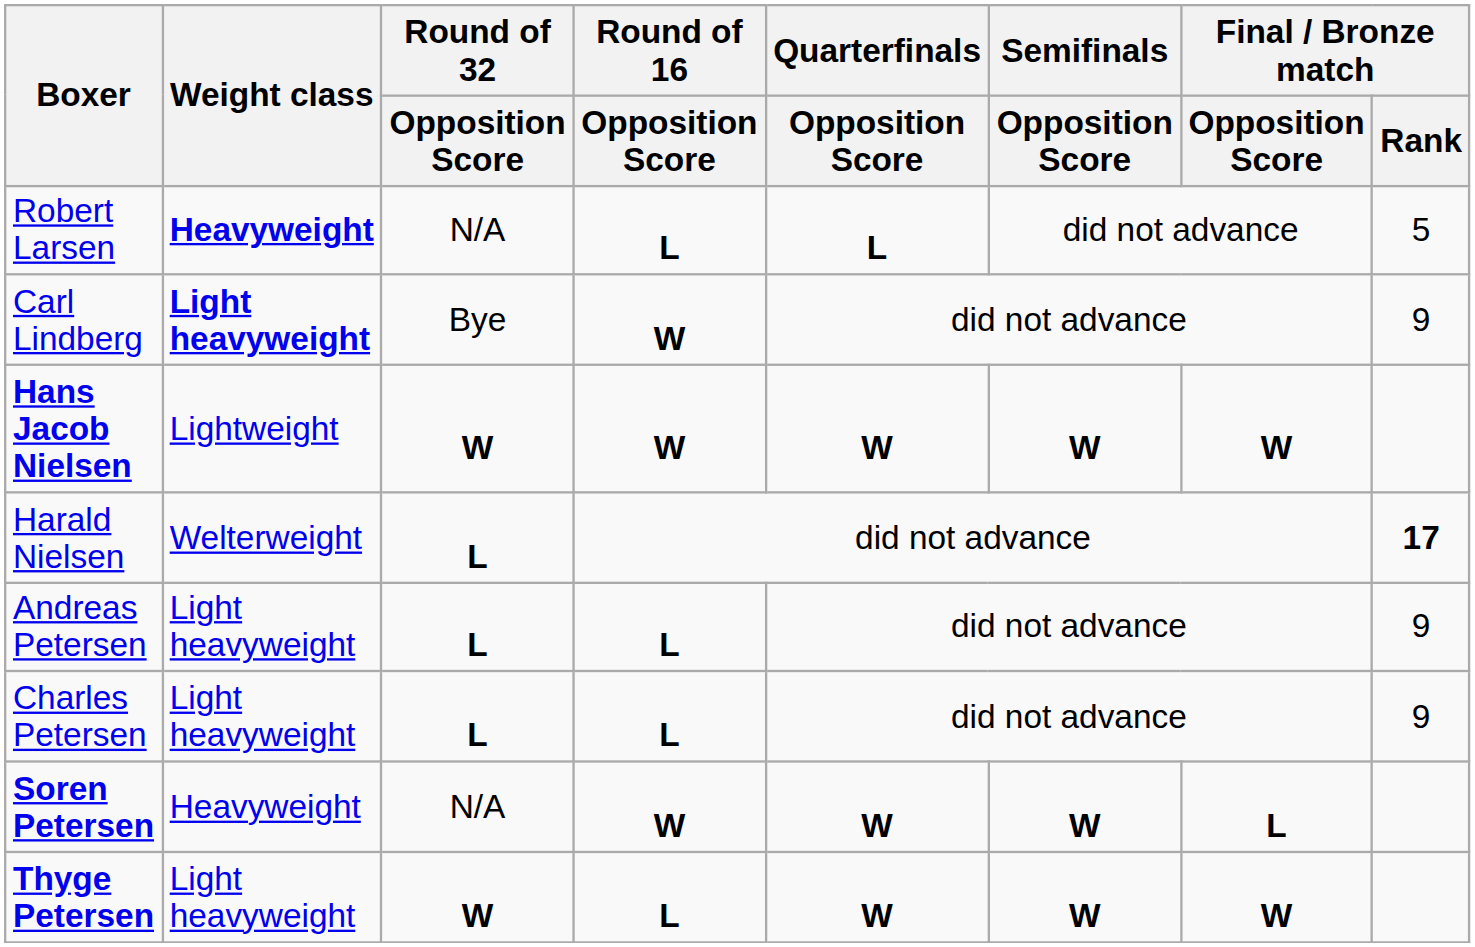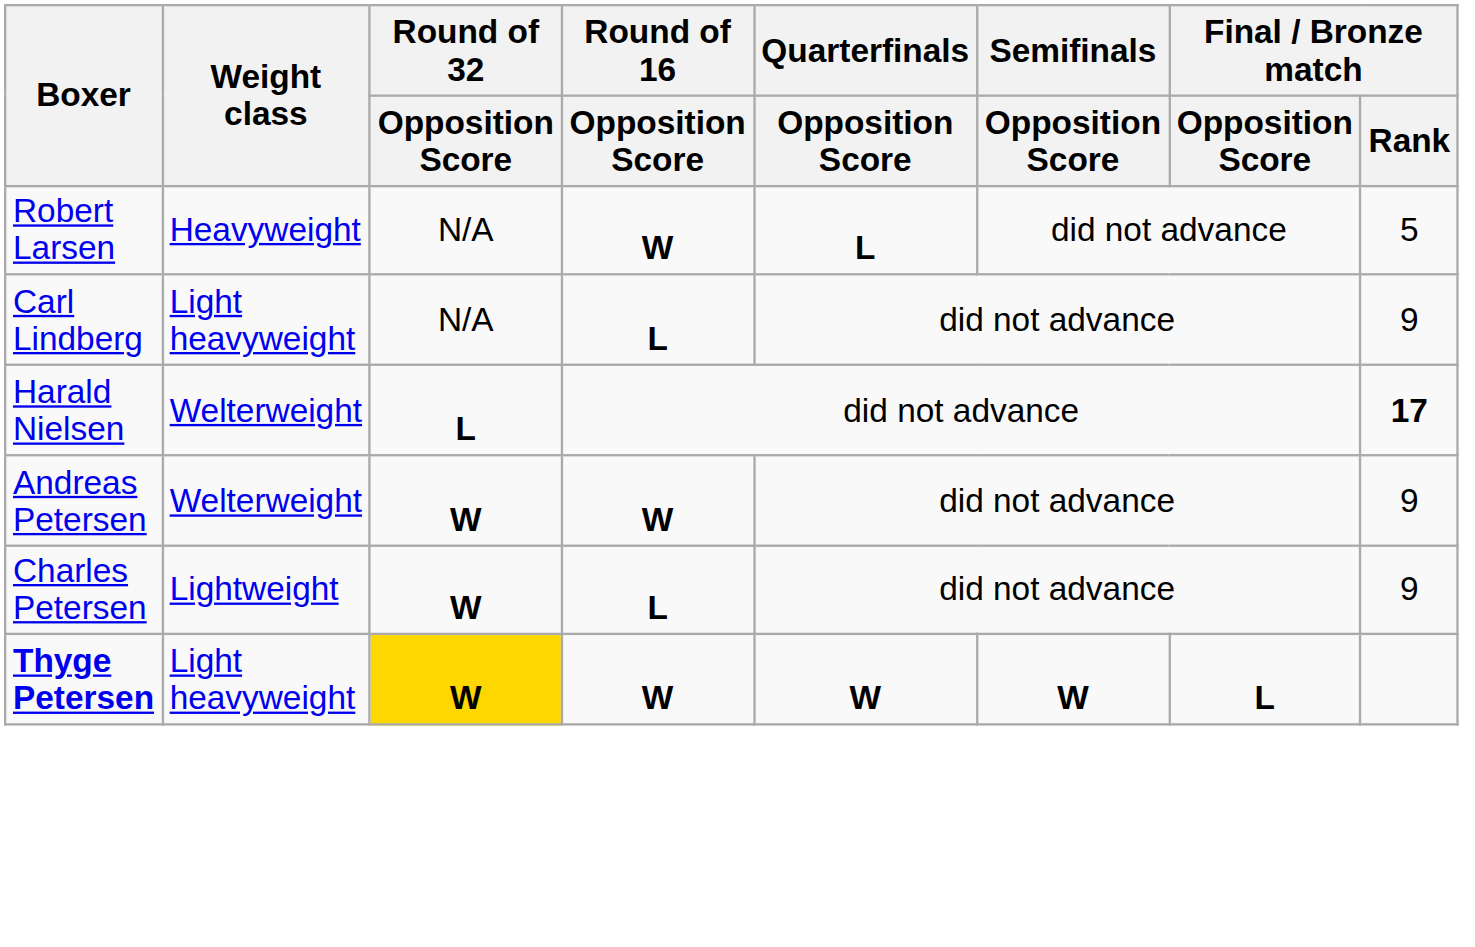(272, 230) bold -> (265, 230) normal
(669, 249) L -> (658, 249) W
(270, 320) bold -> (262, 320) normal
(478, 320) Bye -> (466, 320) N/A
(669, 339) W -> (658, 339) L
- row: (72, 429)
(262, 627) Light heavyweight -> (266, 500) Welterweight
(478, 646) L -> (466, 519) W
(669, 646) L -> (658, 519) W
(262, 717) Light heavyweight -> (254, 590) Lightweight
(478, 735) L -> (466, 608) W
- row: (84, 807)
(478, 915) no background -> (466, 698) gold background
(669, 915) L -> (658, 698) W
(1277, 915) W -> (1265, 698) L
